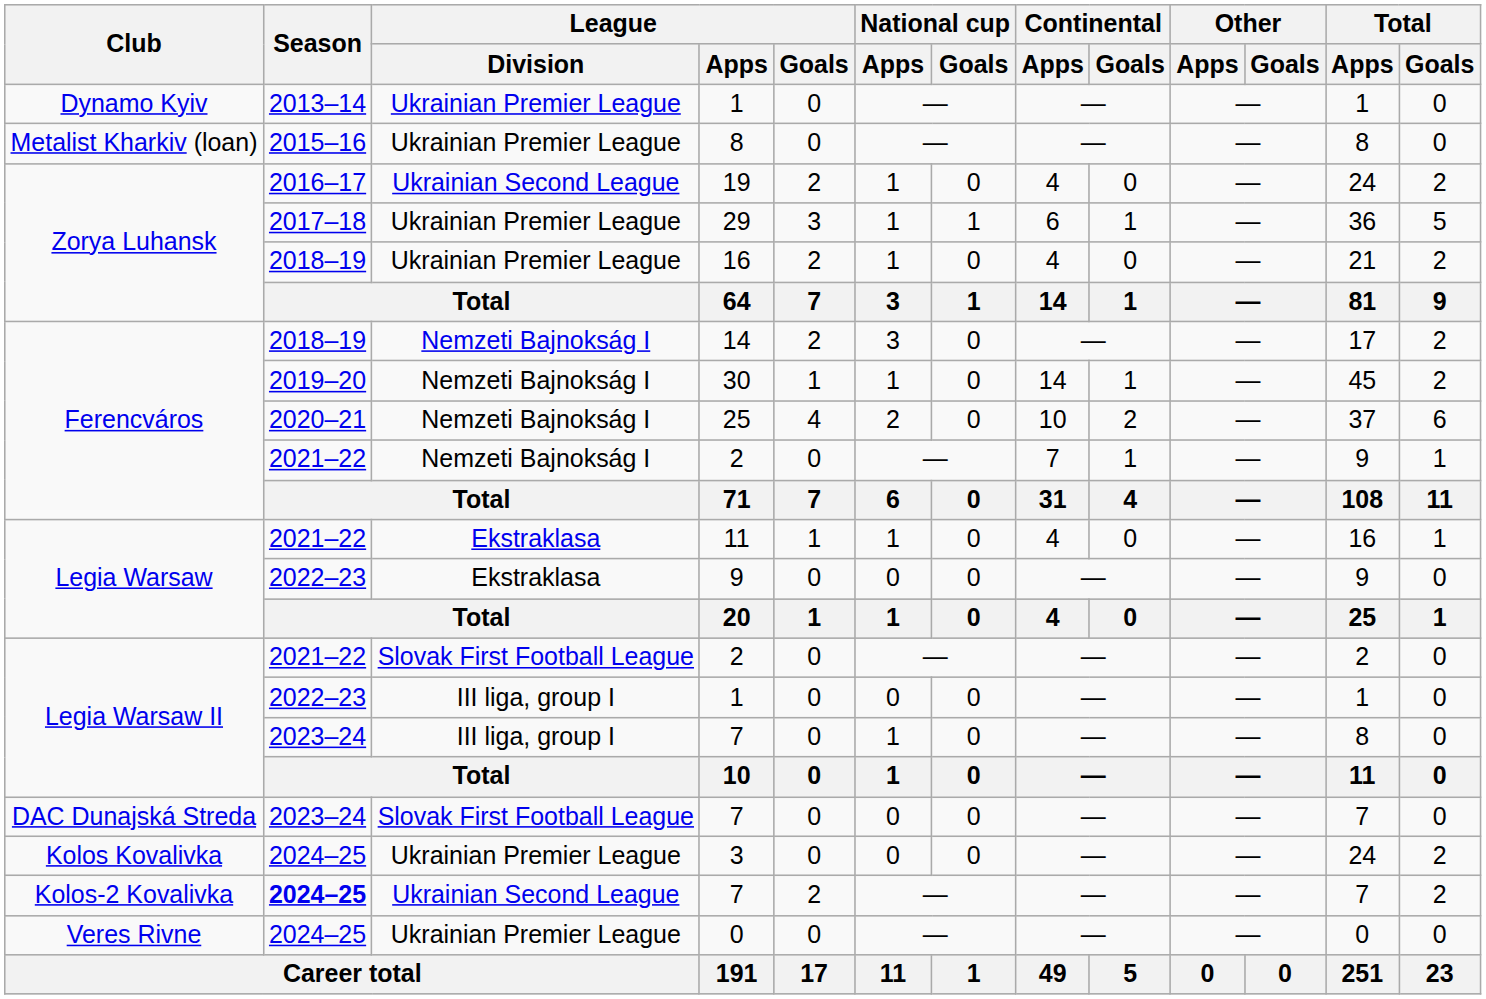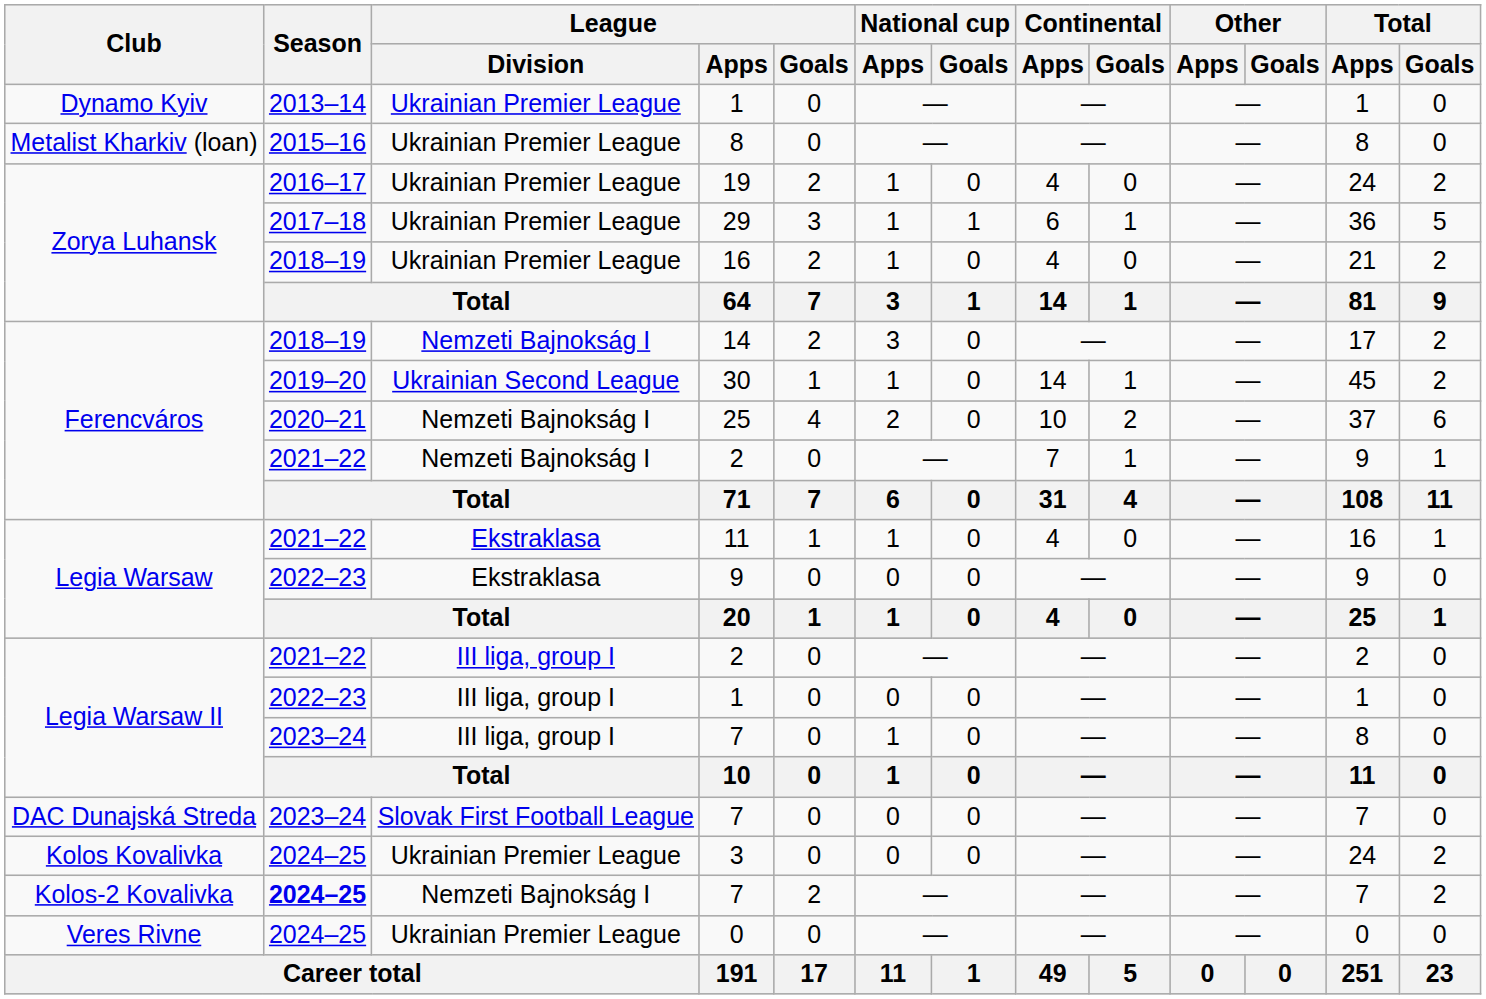(536, 182) Ukrainian Second League -> (536, 182) Ukrainian Premier League
(536, 380) Nemzeti Bajnokság I -> (536, 380) Ukrainian Second League
(536, 657) Slovak First Football League -> (536, 657) III liga, group I
(536, 895) Ukrainian Second League -> (536, 895) Nemzeti Bajnokság I
